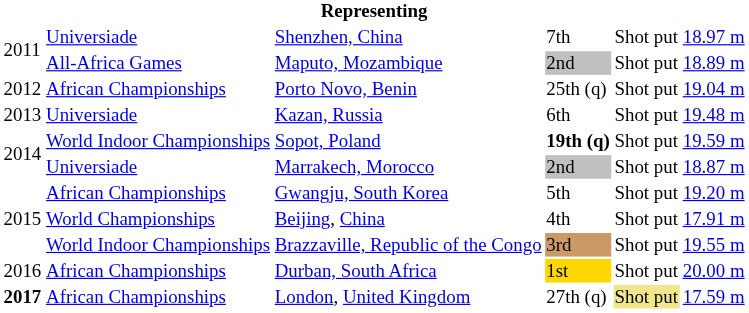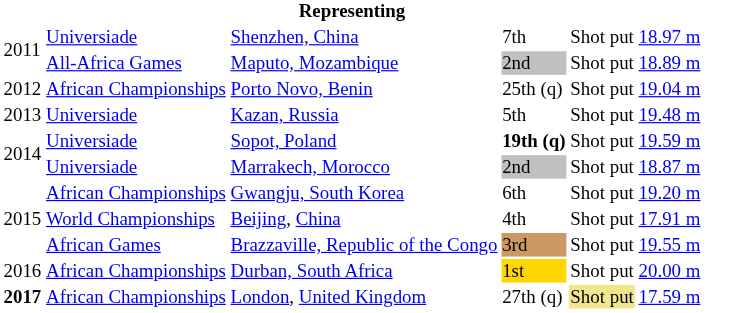(558, 114) 6th -> (514, 114) 5th
(158, 140) World Indoor Championships -> (92, 140) Universiade
(558, 192) 5th -> (514, 192) 6th
(158, 244) World Indoor Championships -> (103, 244) African Games
